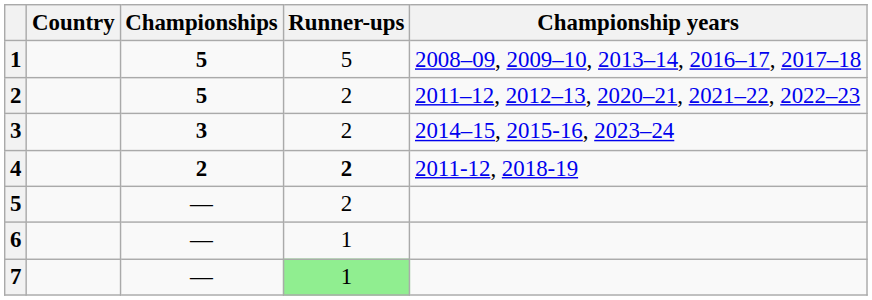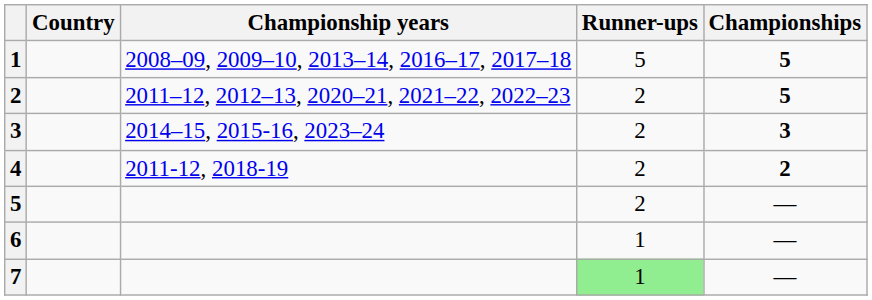columns swapped: (201, 22) <-> (638, 22)
(346, 167) bold -> (640, 167) normal
